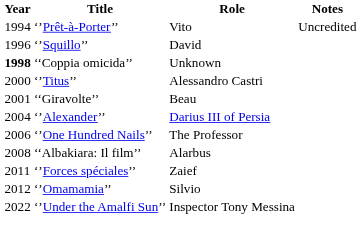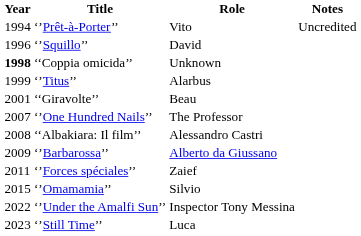(18, 81) 2000 -> (18, 81) 1999
(216, 81) Alessandro Castri -> (190, 81) Alarbus
- row: (70, 117)
(18, 135) 2006 -> (18, 117) 2007
(190, 153) Alarbus -> (216, 135) Alessandro Castri
+ row: (71, 153)
(18, 189) 2012 -> (18, 189) 2015
+ row: (68, 225)
